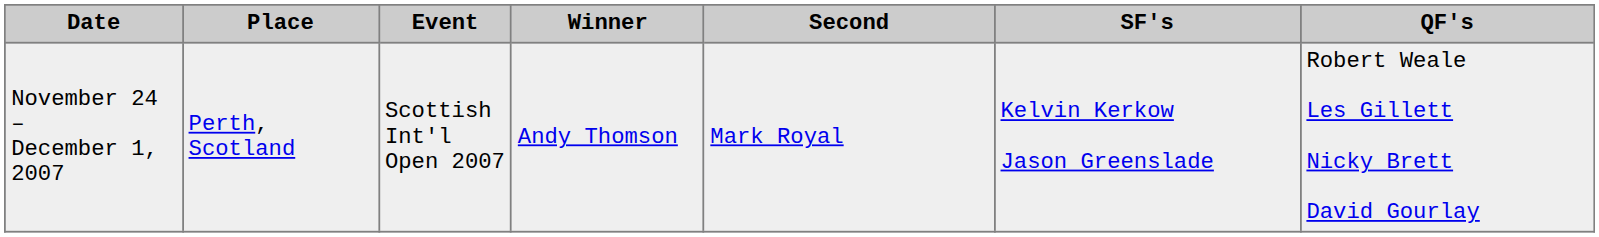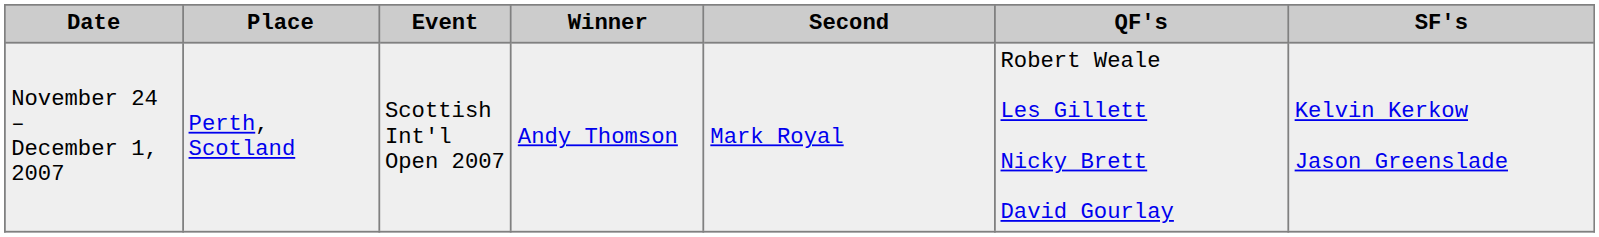columns swapped: (1147, 24) <-> (1447, 24)
